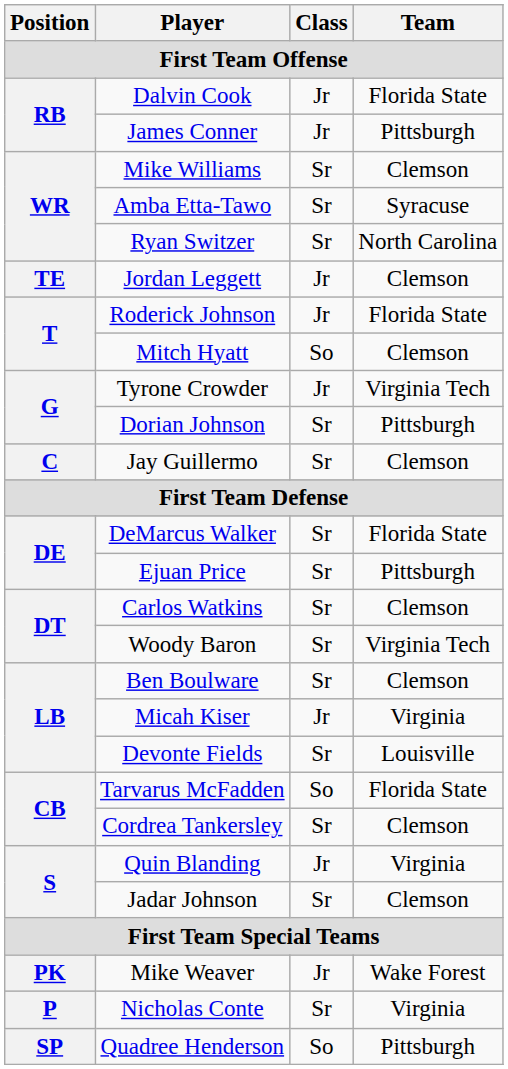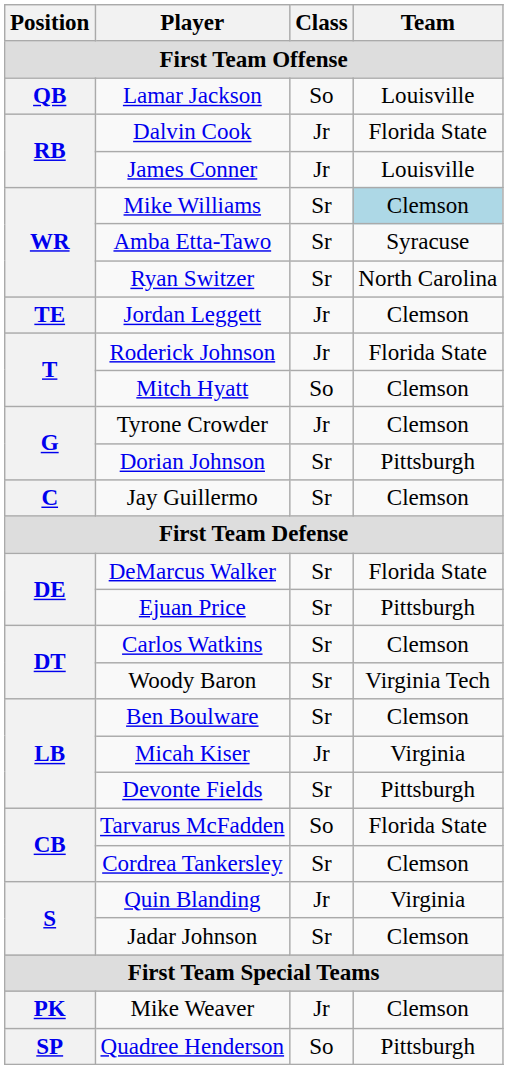+ row: (192, 95)
(428, 132) Pittsburgh -> (428, 168) Louisville
(428, 168) no background -> (428, 205) lightblue background
(428, 388) Virginia Tech -> (428, 424) Clemson
(428, 753) Louisville -> (428, 790) Pittsburgh
(428, 972) Wake Forest -> (428, 1009) Clemson
- row: (192, 1009)
